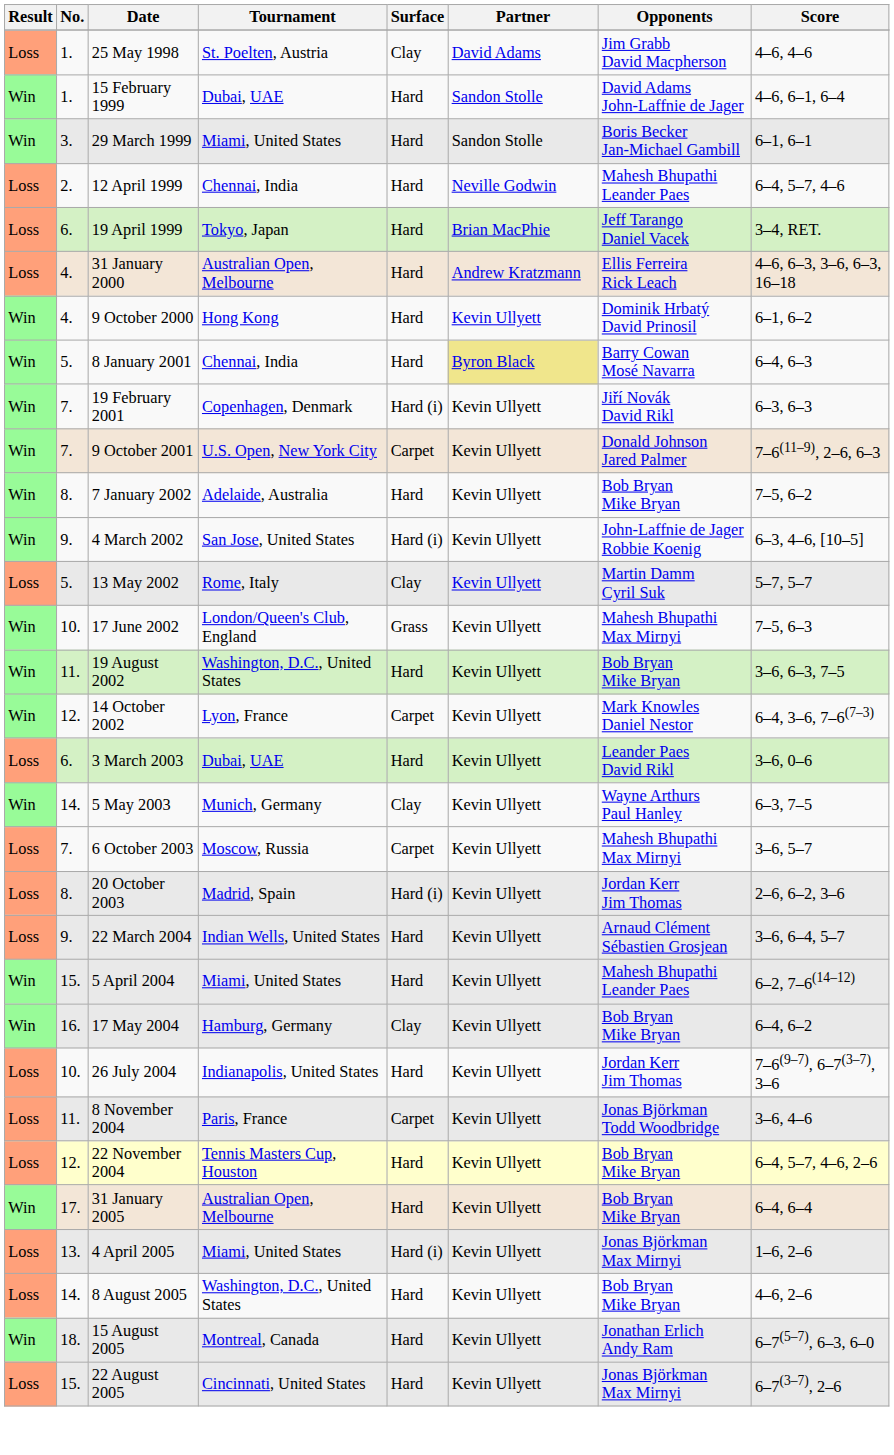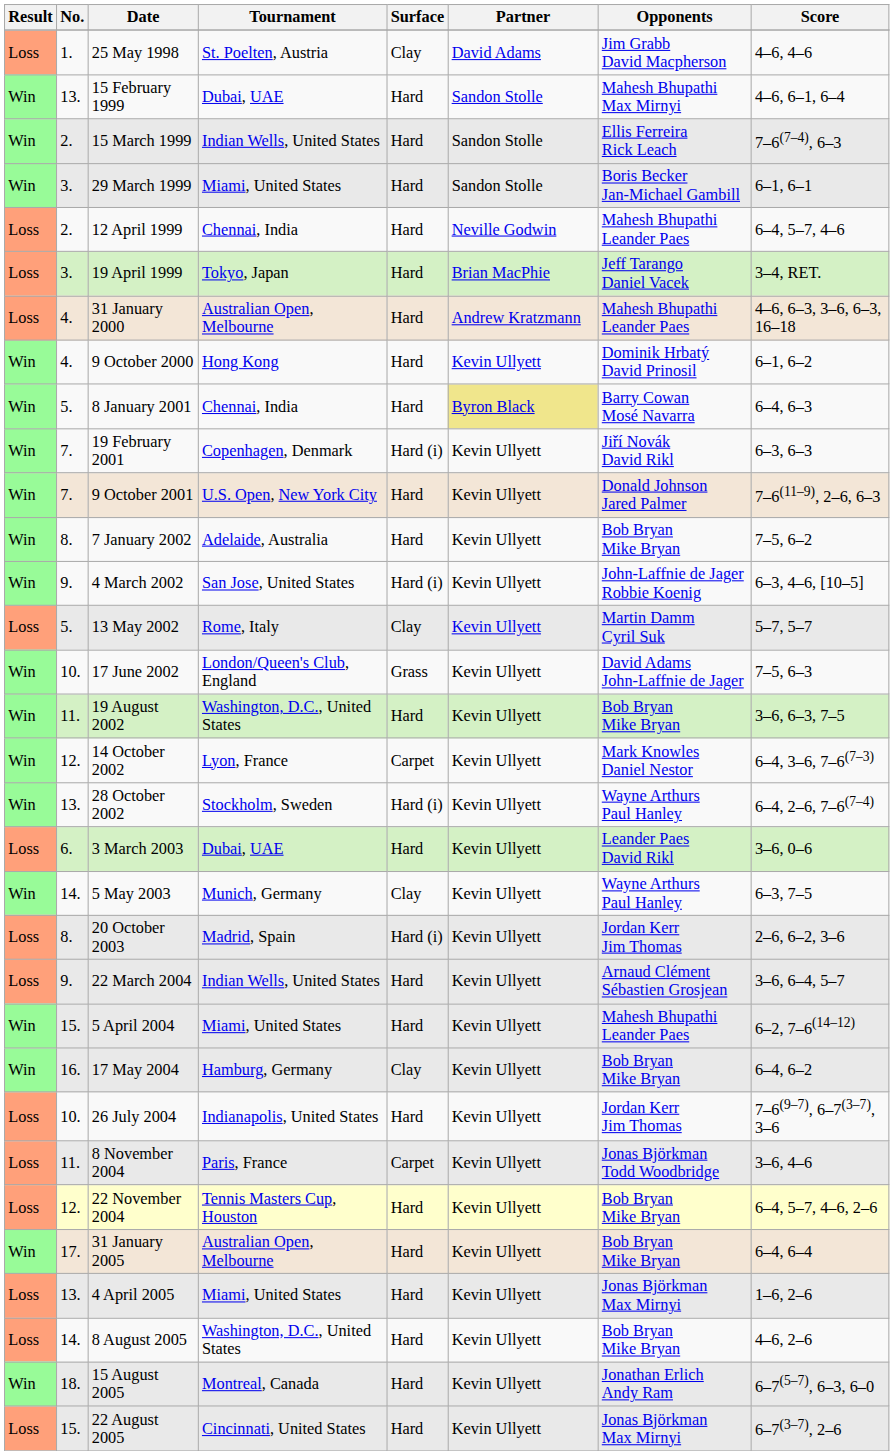(66, 96) 1. -> (70, 96) 13.
(673, 96) David Adams John-Laffnie de Jager -> (660, 96) Mahesh Bhupathi Max Mirnyi
+ row: (142, 140)
(66, 229) 6. -> (66, 273) 3.
(645, 273) Ellis Ferreira Rick Leach -> (660, 317) Mahesh Bhupathi Leander Paes
(412, 450) Carpet -> (407, 494) Hard
(660, 627) Mahesh Bhupathi Max Mirnyi -> (673, 671) David Adams John-Laffnie de Jager
+ row: (128, 804)
- row: (143, 848)
(417, 1251) Hard (i) -> (407, 1295) Hard
